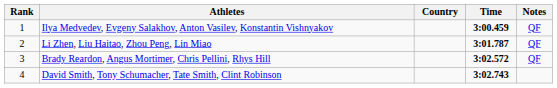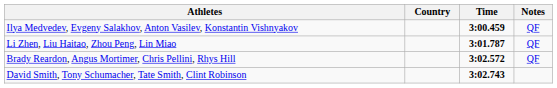- column: (22, 12)
